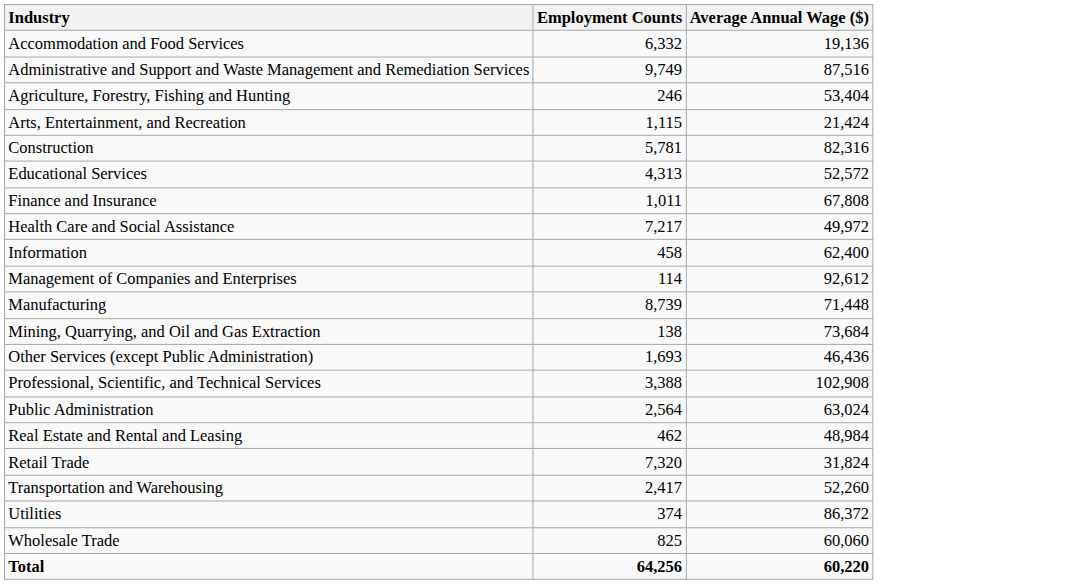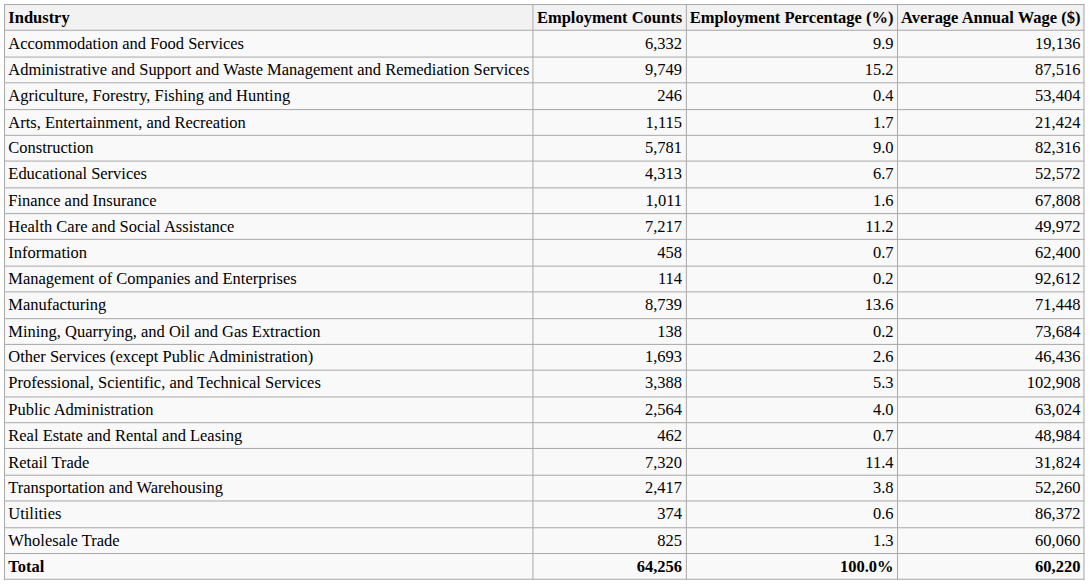+ column: (792, 17)
